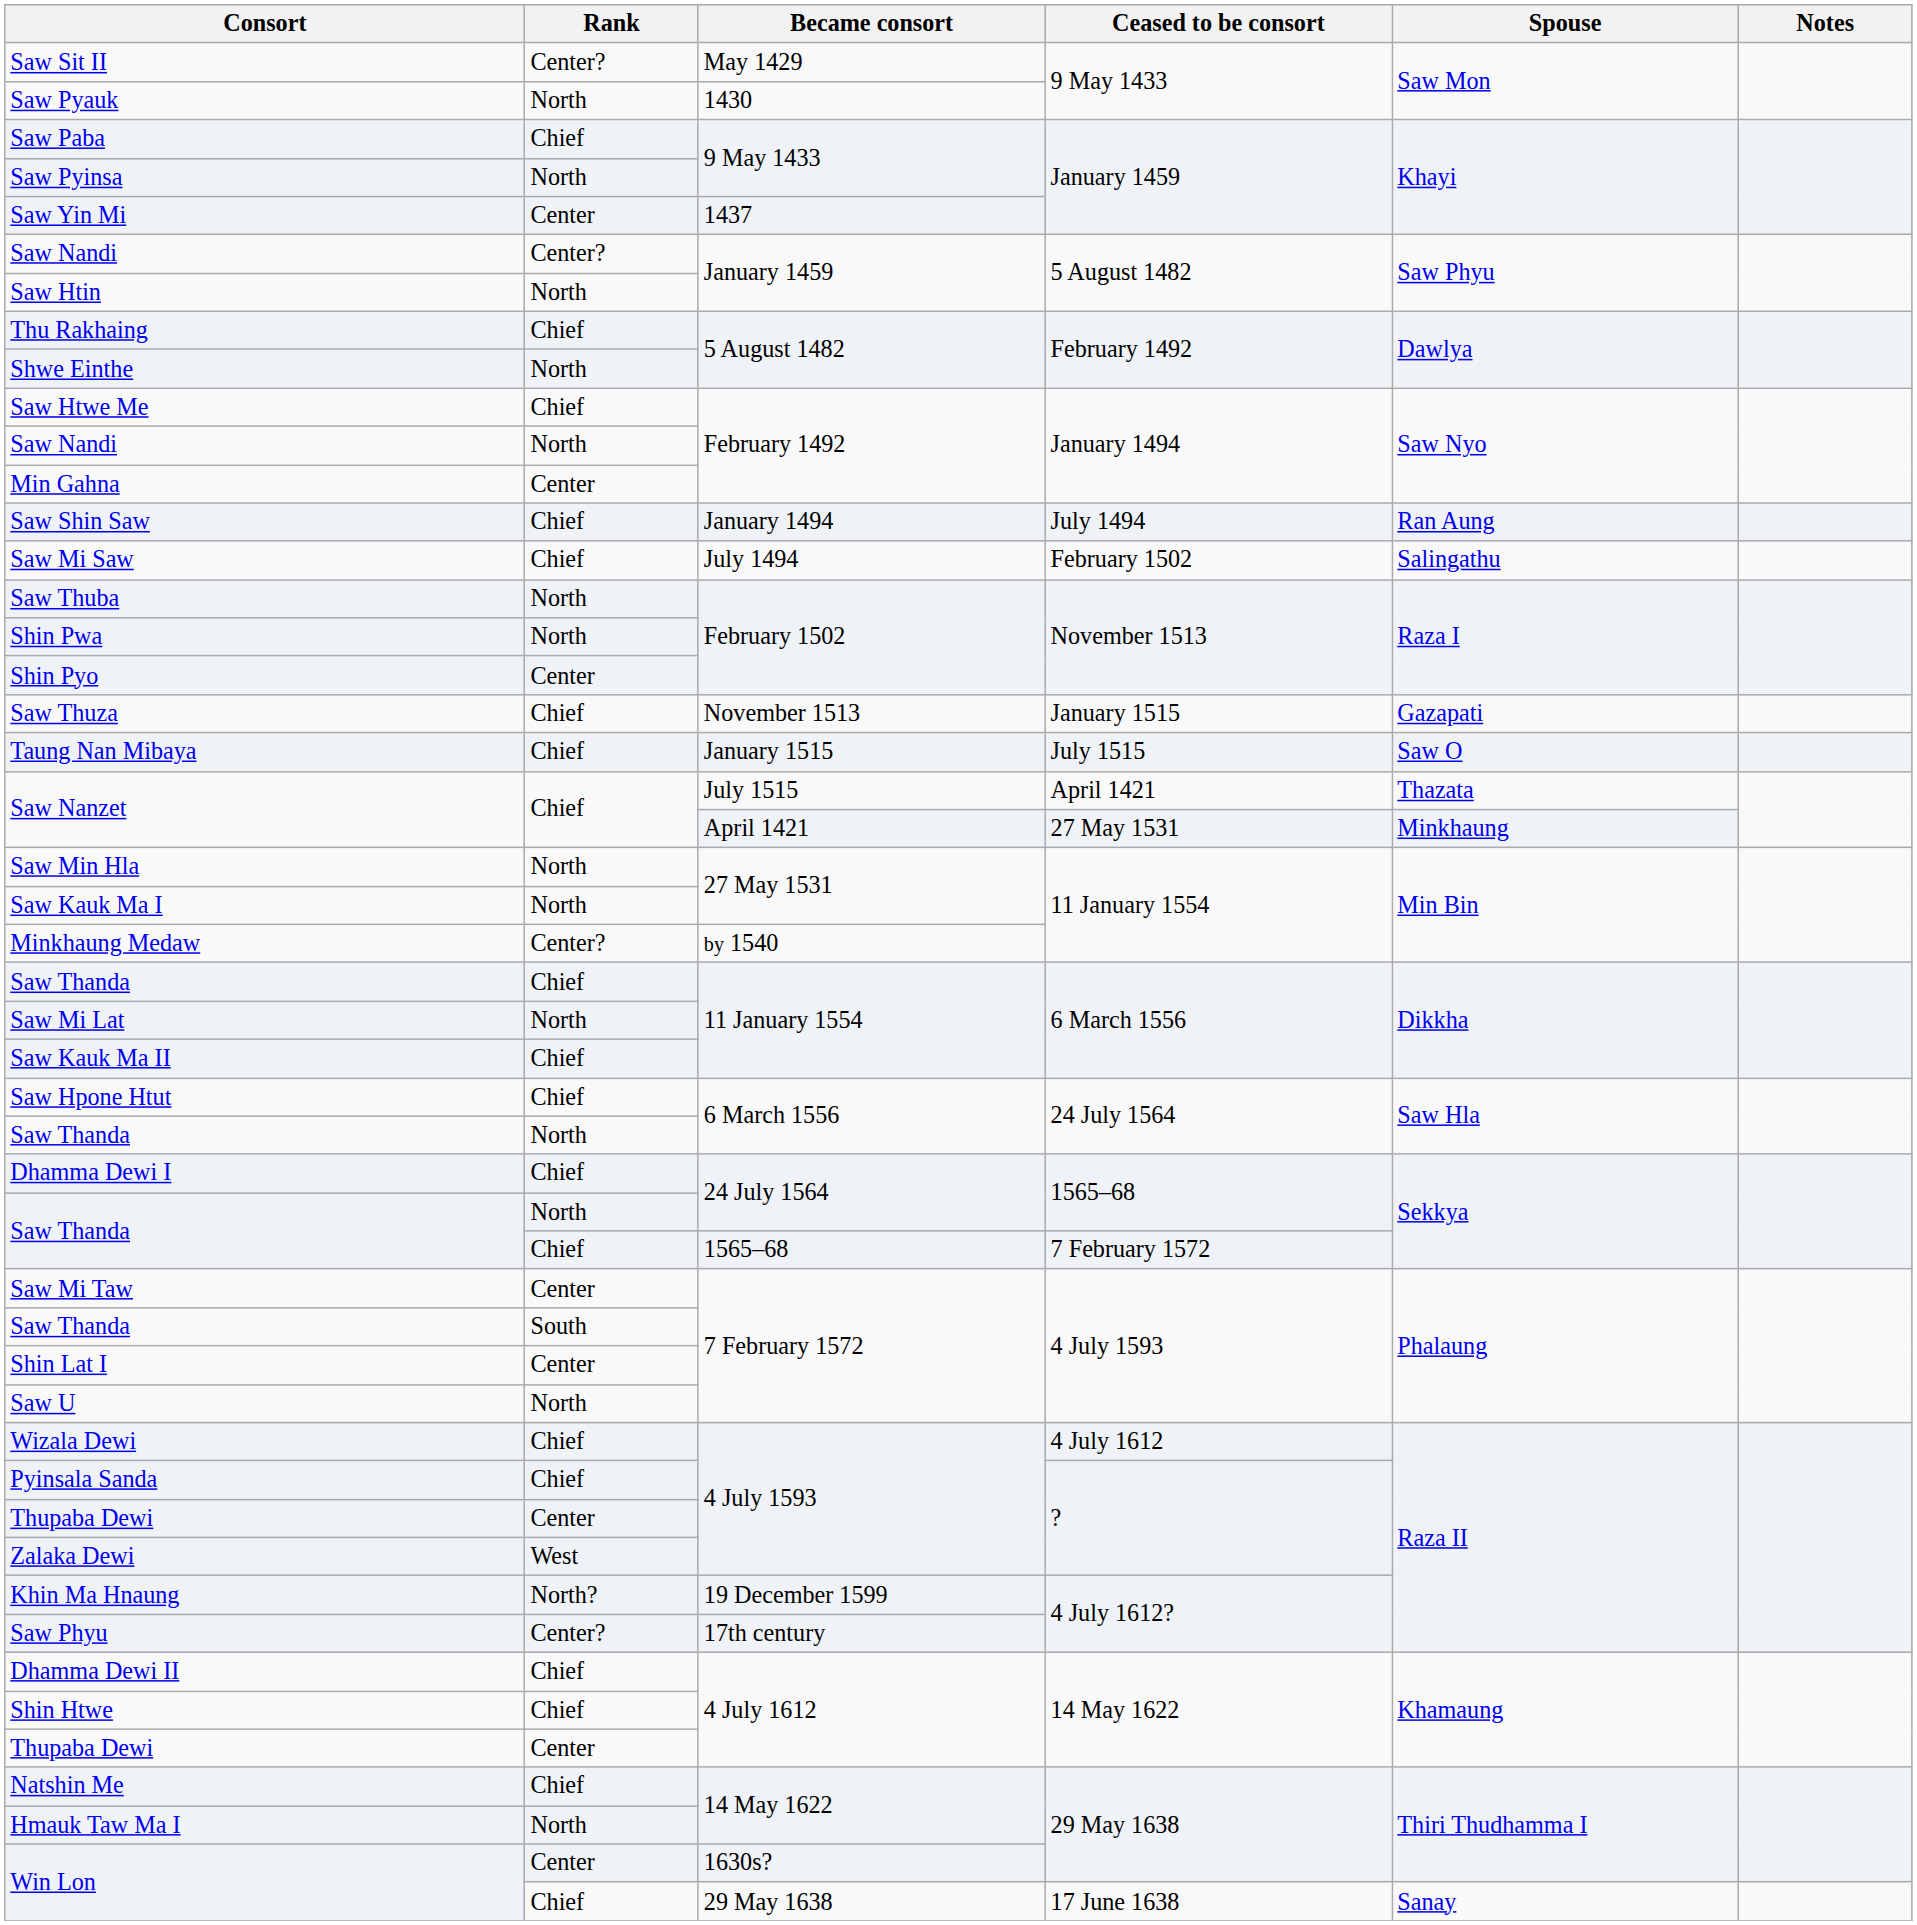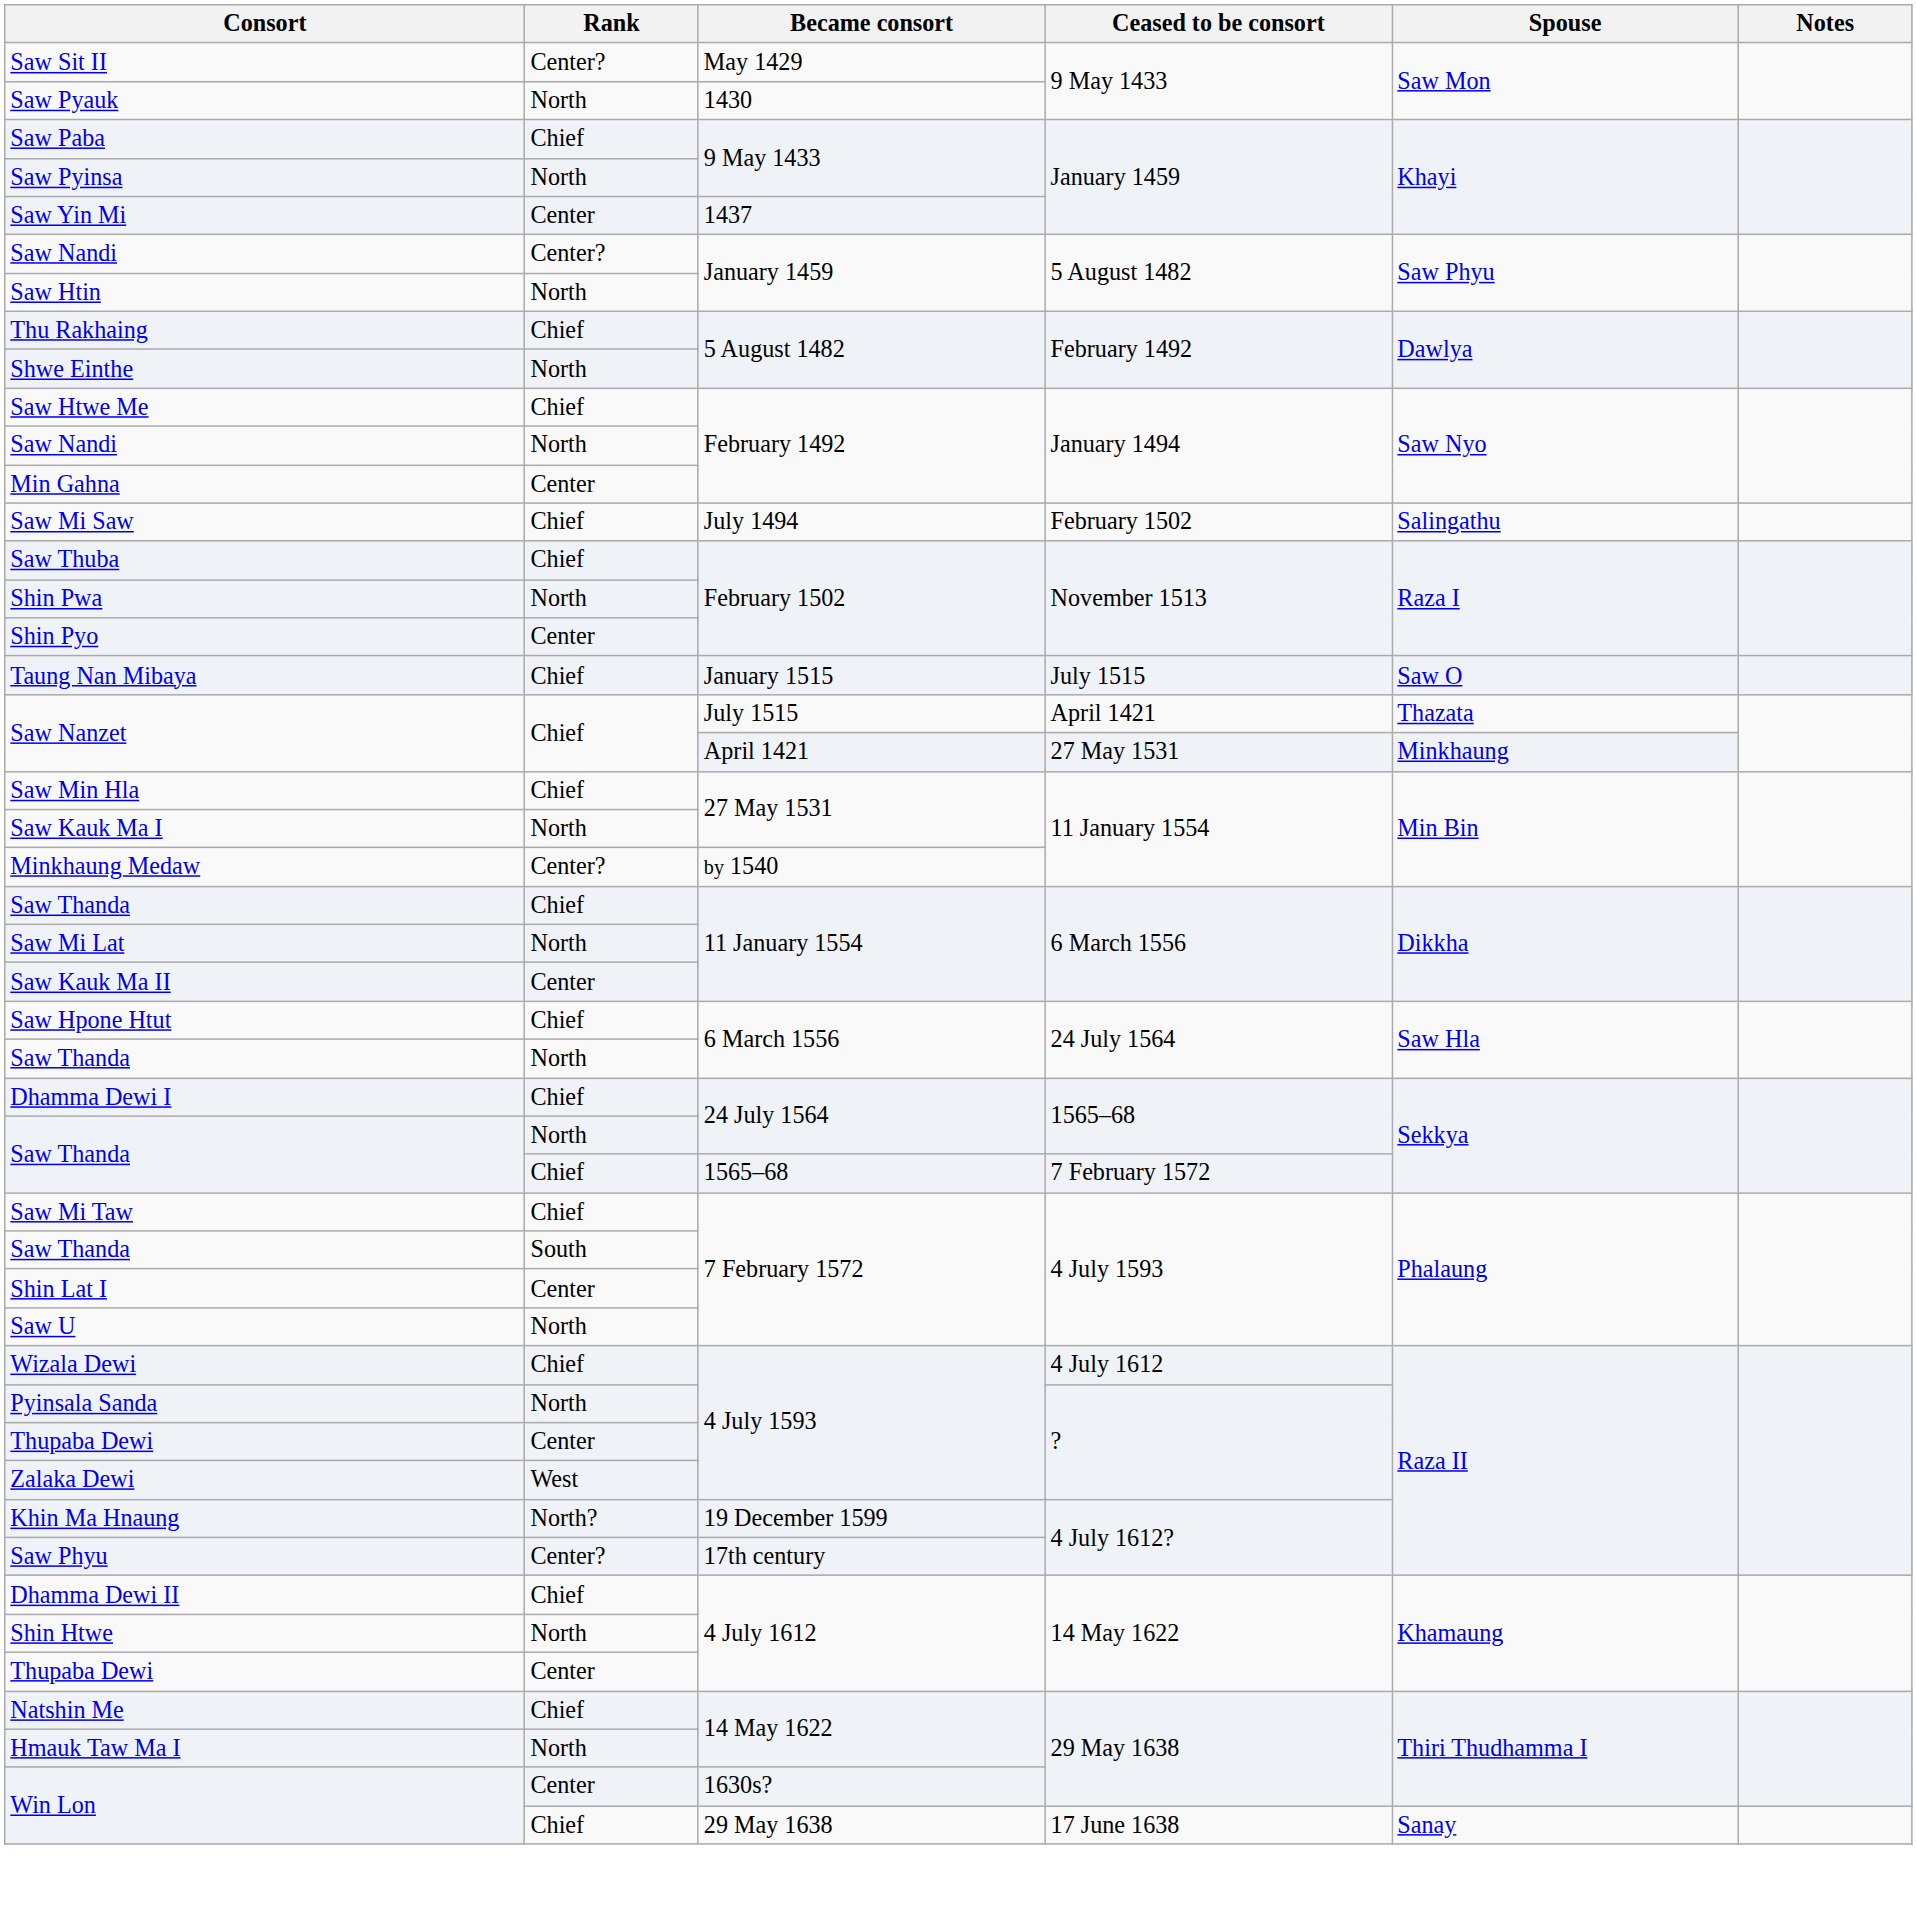- row: (80, 521)
(559, 598) North -> (557, 560) Chief
- row: (64, 713)
(559, 866) North -> (557, 789) Chief
(557, 1058) Chief -> (563, 981) Center
(563, 1288) Center -> (557, 1211) Chief
(557, 1479) Chief -> (559, 1403) North
(557, 1709) Chief -> (559, 1632) North
